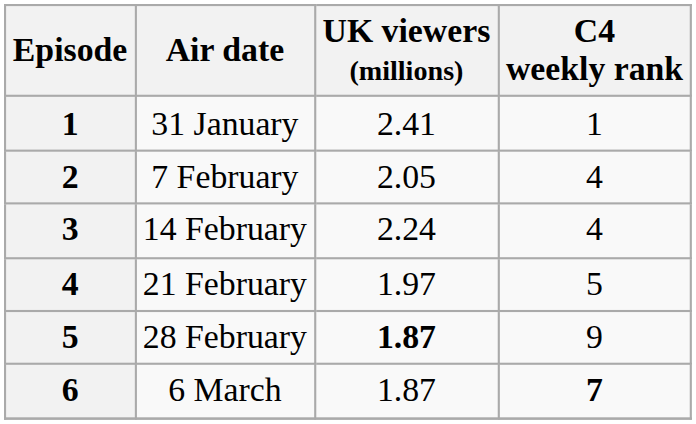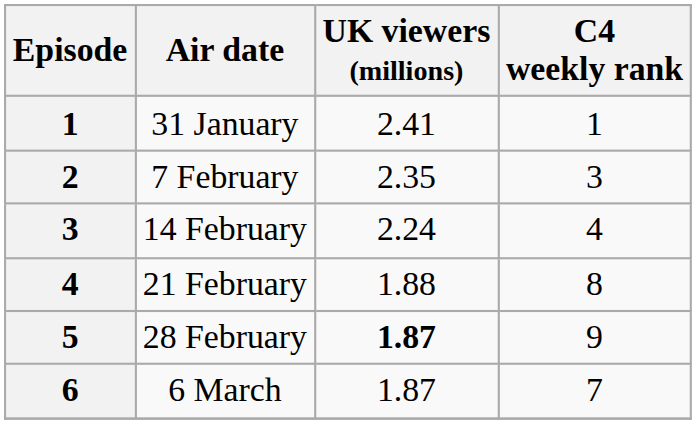(406, 176) 2.05 -> (406, 176) 2.35
(595, 176) 4 -> (595, 176) 3
(406, 283) 1.97 -> (406, 283) 1.88
(595, 283) 5 -> (595, 283) 8
(595, 390) bold -> (595, 390) normal
